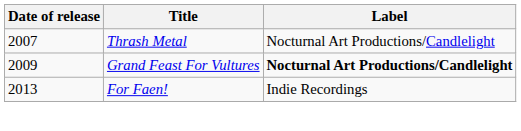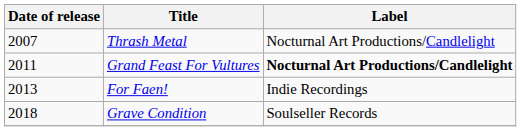(23, 65) 2009 -> (22, 65) 2011
+ row: (157, 114)
